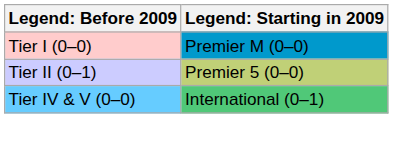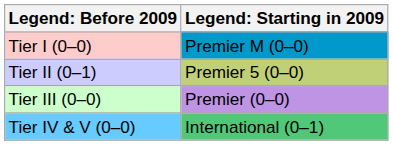+ row: (55, 100)
